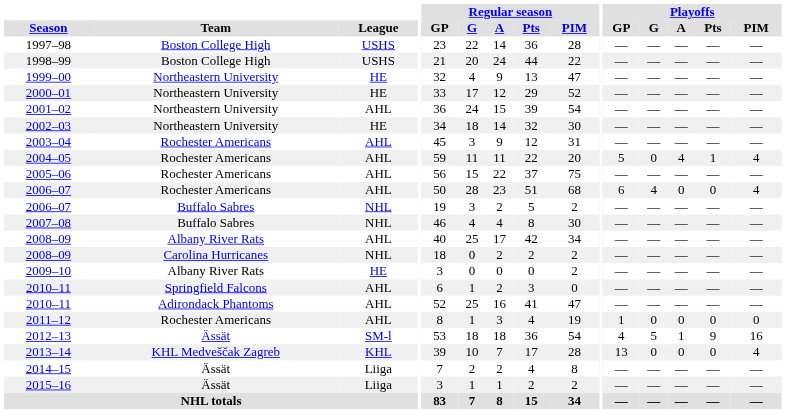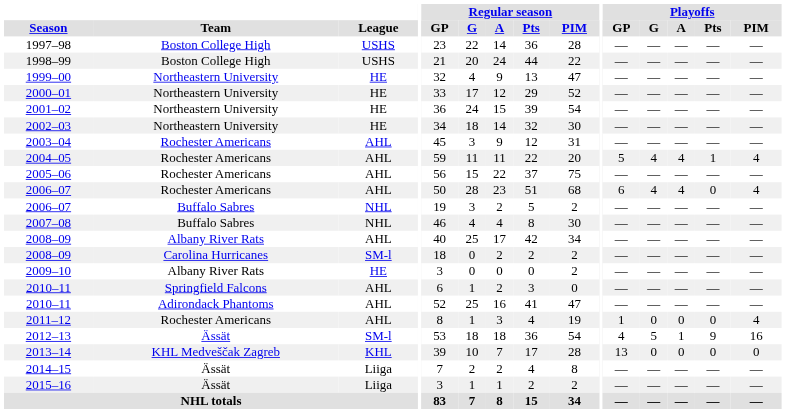(378, 109) AHL -> (378, 109) HE
(654, 157) 0 -> (654, 157) 4
(681, 190) 0 -> (681, 190) 4
(378, 255) NHL -> (378, 255) SM-l
(756, 319) 0 -> (756, 319) 4
(756, 352) 4 -> (756, 352) 0
